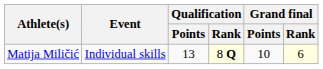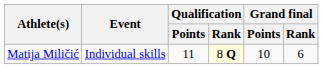(188, 53) 13 -> (188, 53) 11
(301, 53) lightyellow background -> (301, 53) no background
